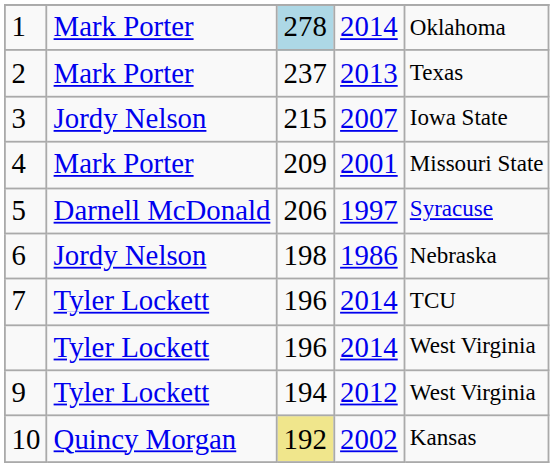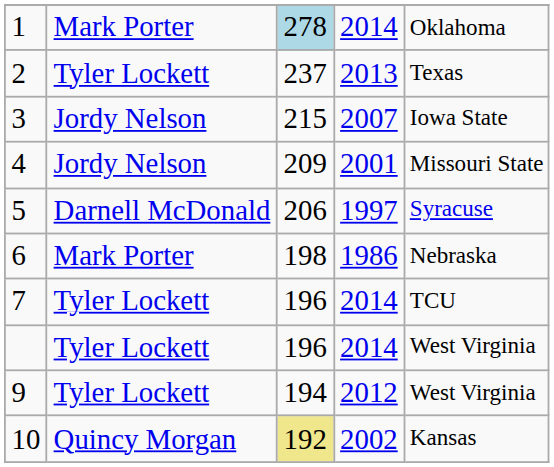(124, 73) Mark Porter -> (131, 73) Tyler Lockett
(124, 164) Mark Porter -> (130, 164) Jordy Nelson
(130, 255) Jordy Nelson -> (124, 255) Mark Porter
